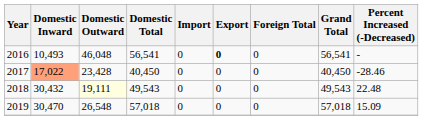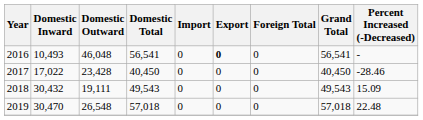(49, 72) lightsalmon background -> (49, 72) no background
(96, 89) lightyellow background -> (96, 89) no background
(369, 89) 22.48 -> (369, 89) 15.09
(369, 106) 15.09 -> (369, 106) 22.48
